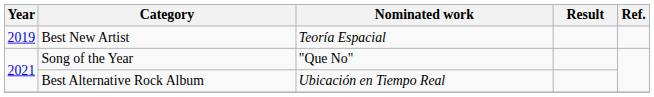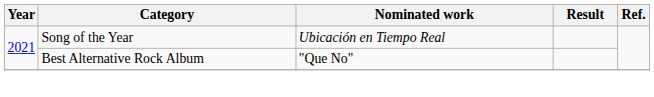- row: (85, 37)
(326, 59) "Que No" -> (372, 37) Ubicación en Tiempo Real
(372, 80) Ubicación en Tiempo Real -> (326, 59) "Que No"
